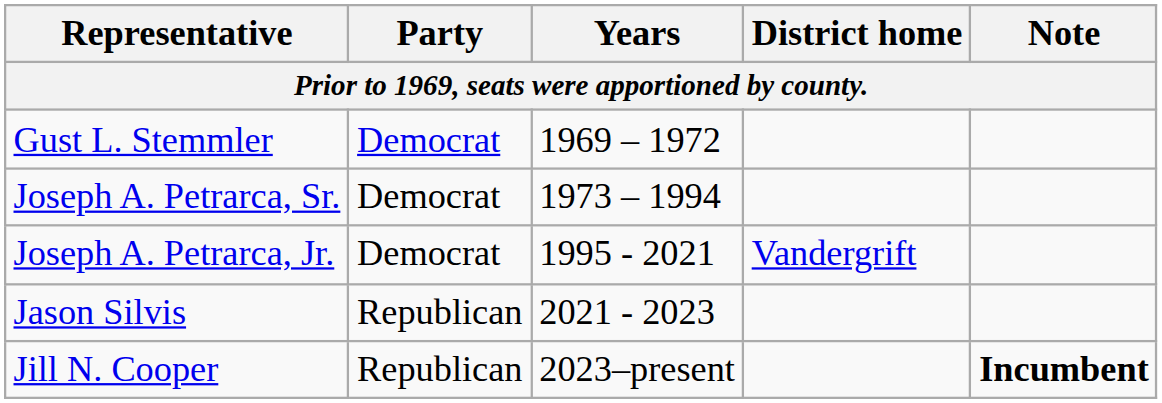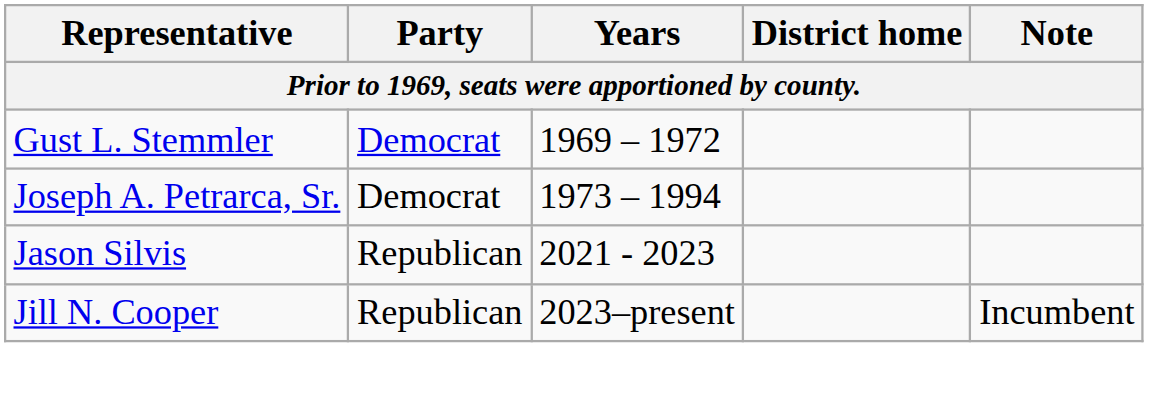- row: (174, 253)
(1064, 369) bold -> (1057, 311) normal
